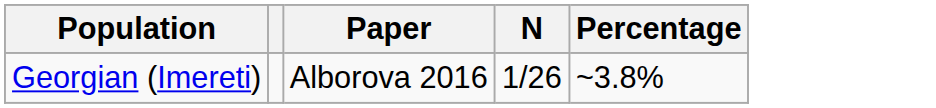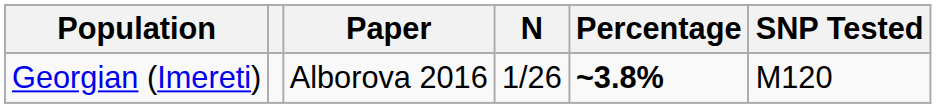+ column: (840, 28)
(620, 77) normal -> (620, 77) bold
